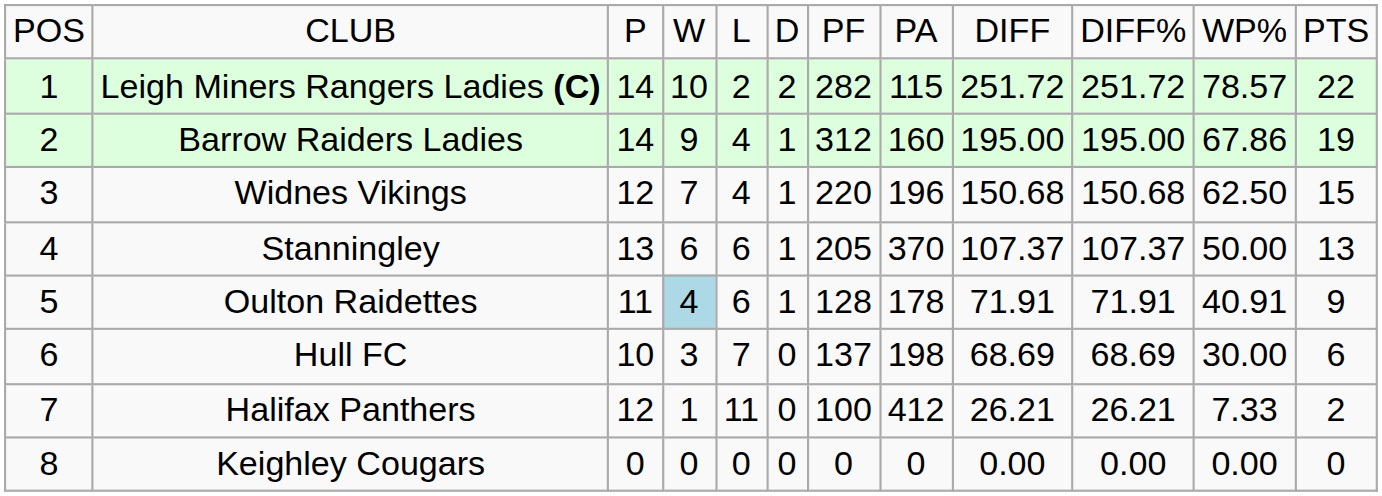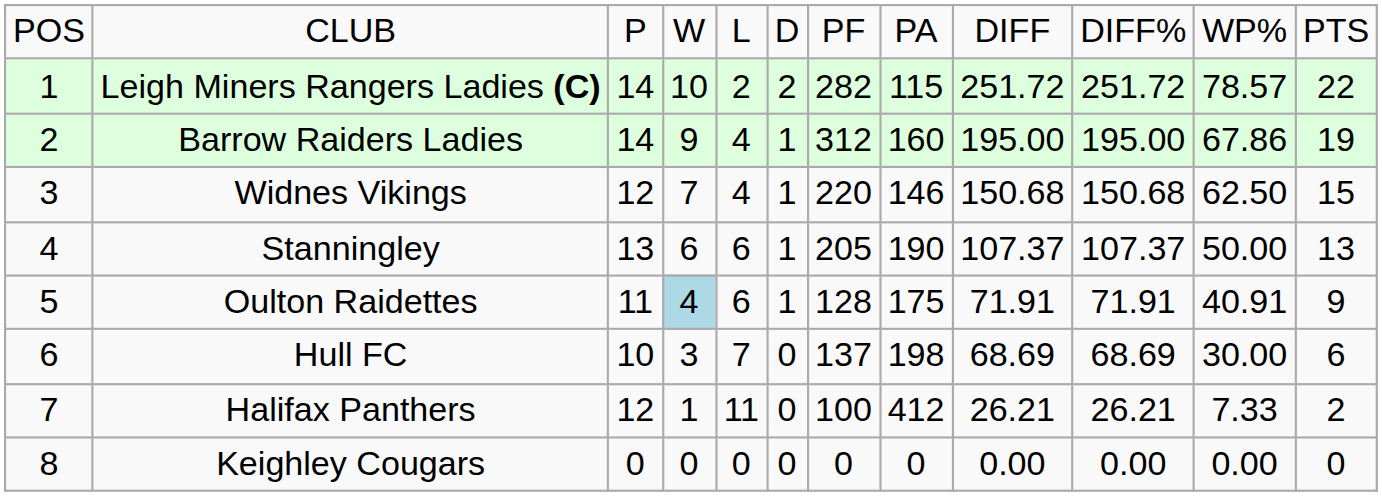(916, 193) 196 -> (916, 193) 146
(916, 247) 370 -> (916, 247) 190
(916, 301) 178 -> (916, 301) 175
